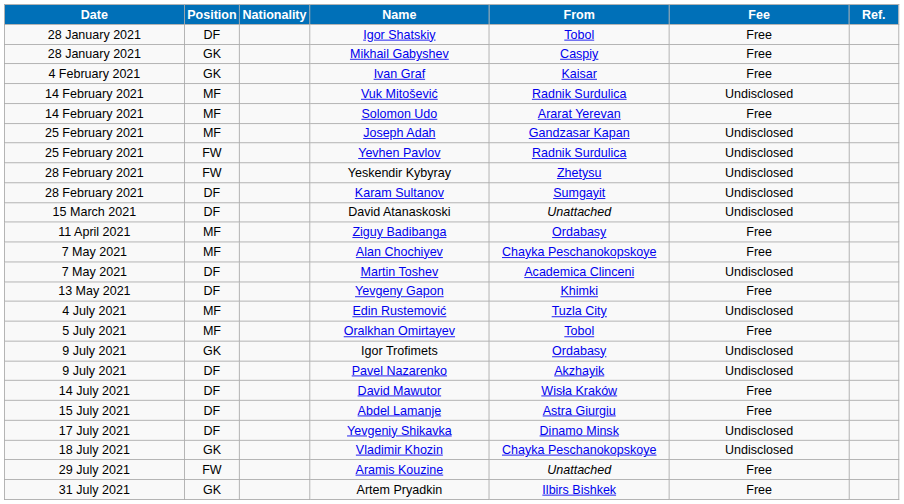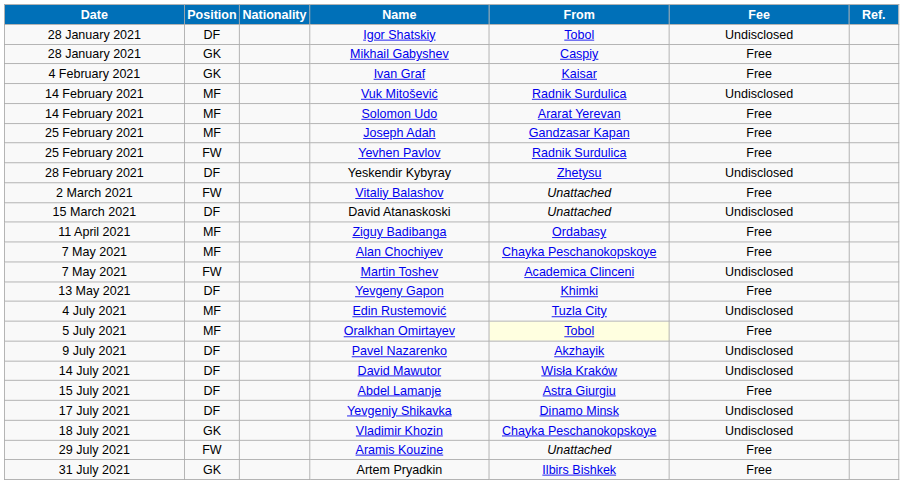(759, 35) Free -> (759, 35) Undisclosed
(759, 133) Undisclosed -> (759, 133) Free
(759, 153) Undisclosed -> (759, 153) Free
(212, 173) FW -> (212, 173) DF
- row: (399, 193)
+ row: (399, 193)
(212, 272) DF -> (212, 272) FW
(579, 331) no background -> (579, 331) lightyellow background
- row: (399, 351)
(759, 391) Free -> (759, 371) Undisclosed
